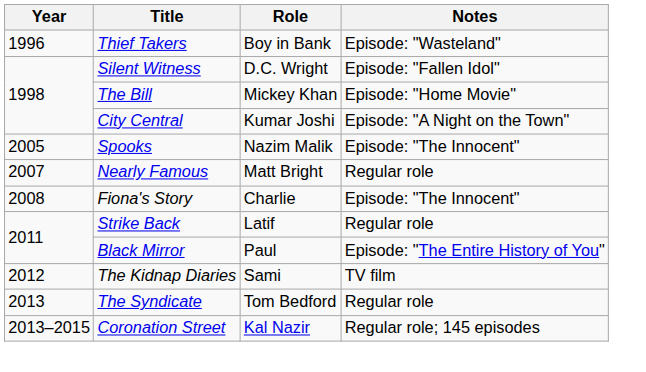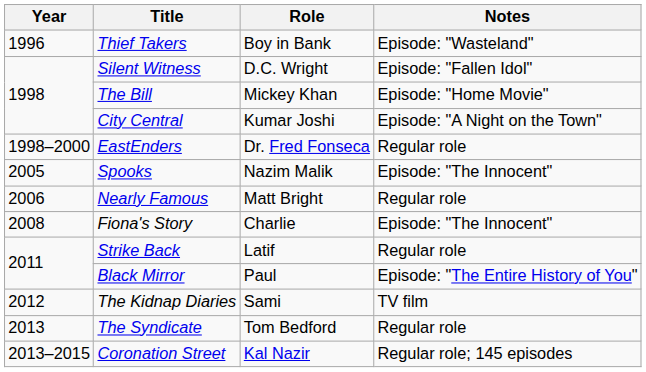+ row: (140, 146)
(26, 172) 2007 -> (26, 198) 2006
